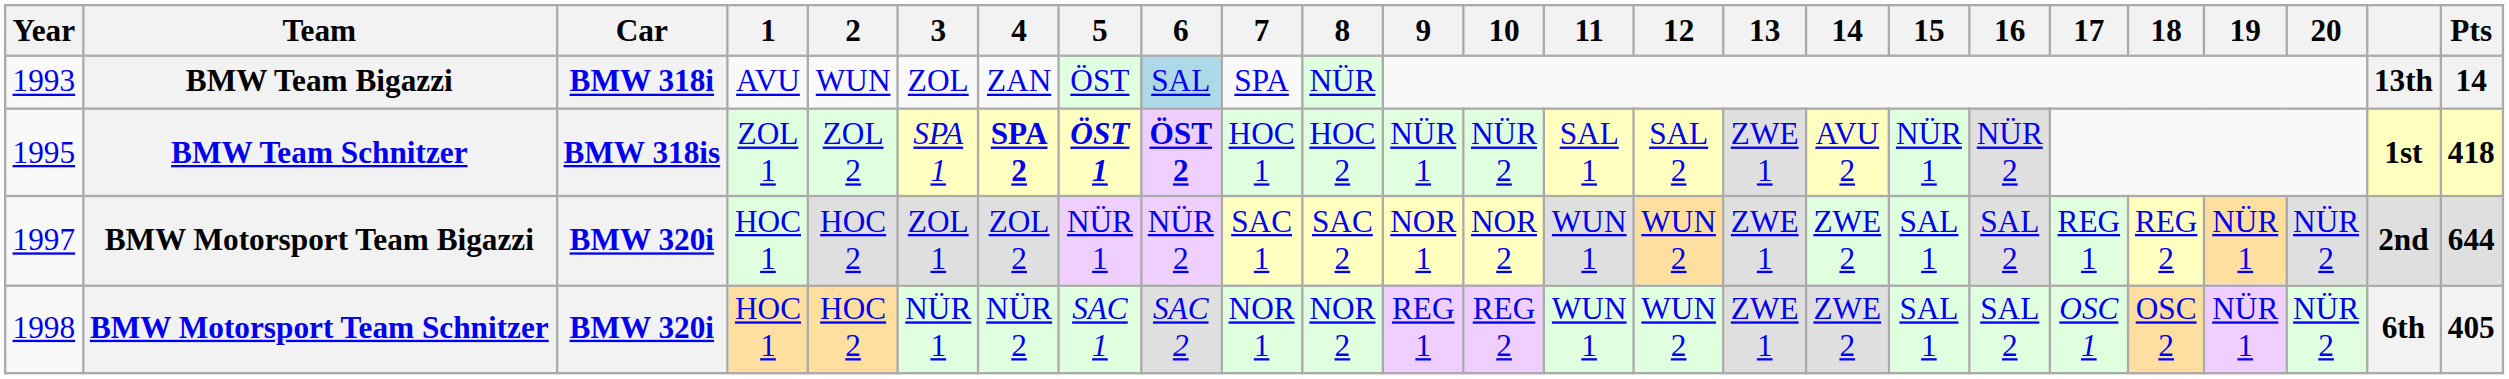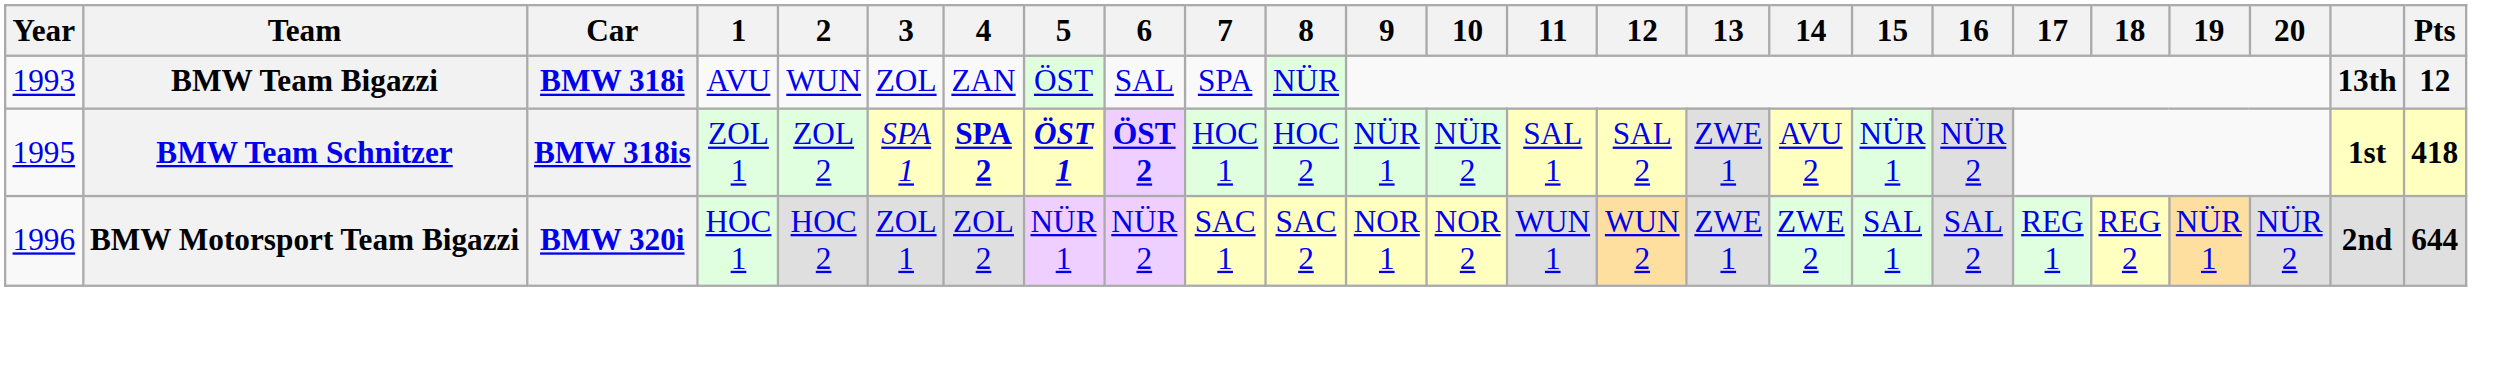(1181, 81) lightblue background -> (1144, 81) no background
(2471, 81) 14 -> (2435, 81) 12
(44, 239) 1997 -> (44, 239) 1996
- row: (319, 328)
